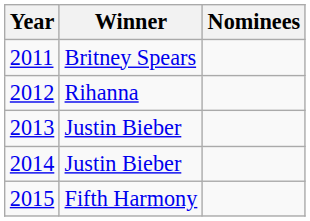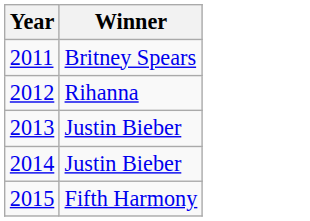- column: (254, 22)
